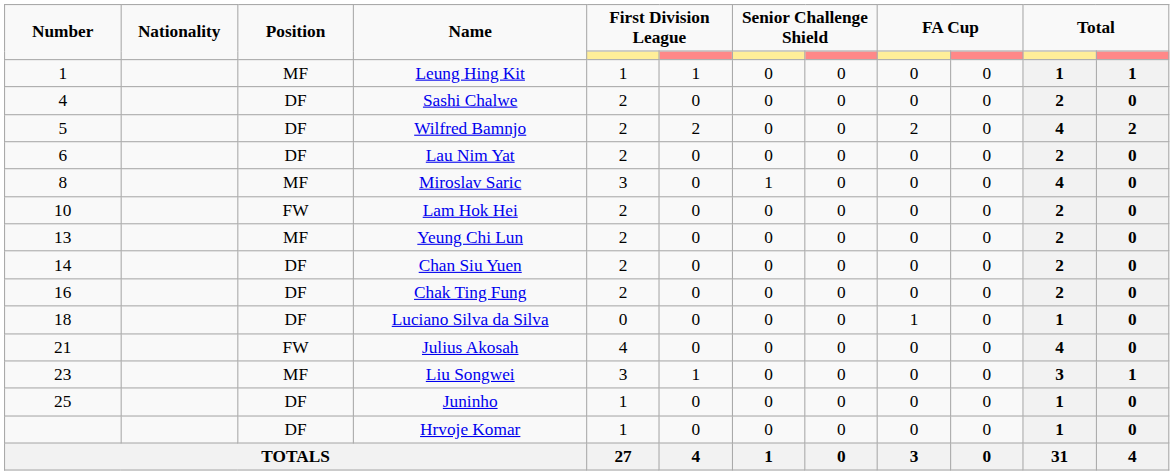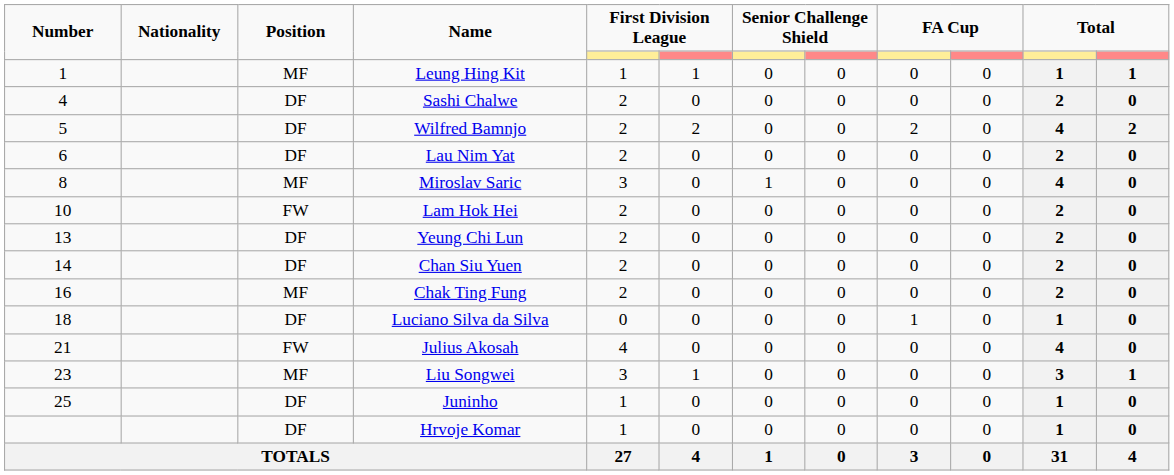(296, 237) MF -> (296, 237) DF
(296, 292) DF -> (296, 292) MF
